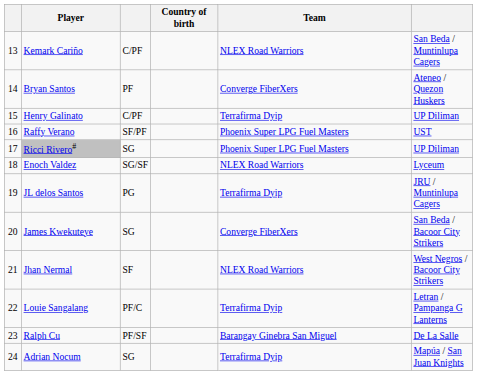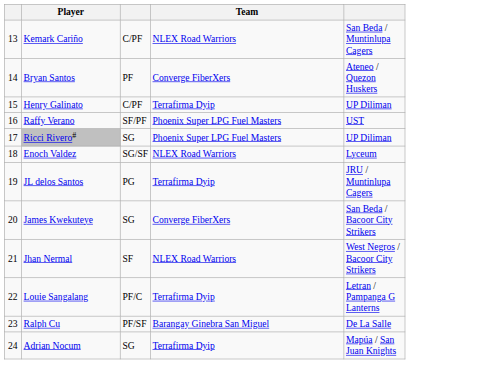- column: (184, 18)
